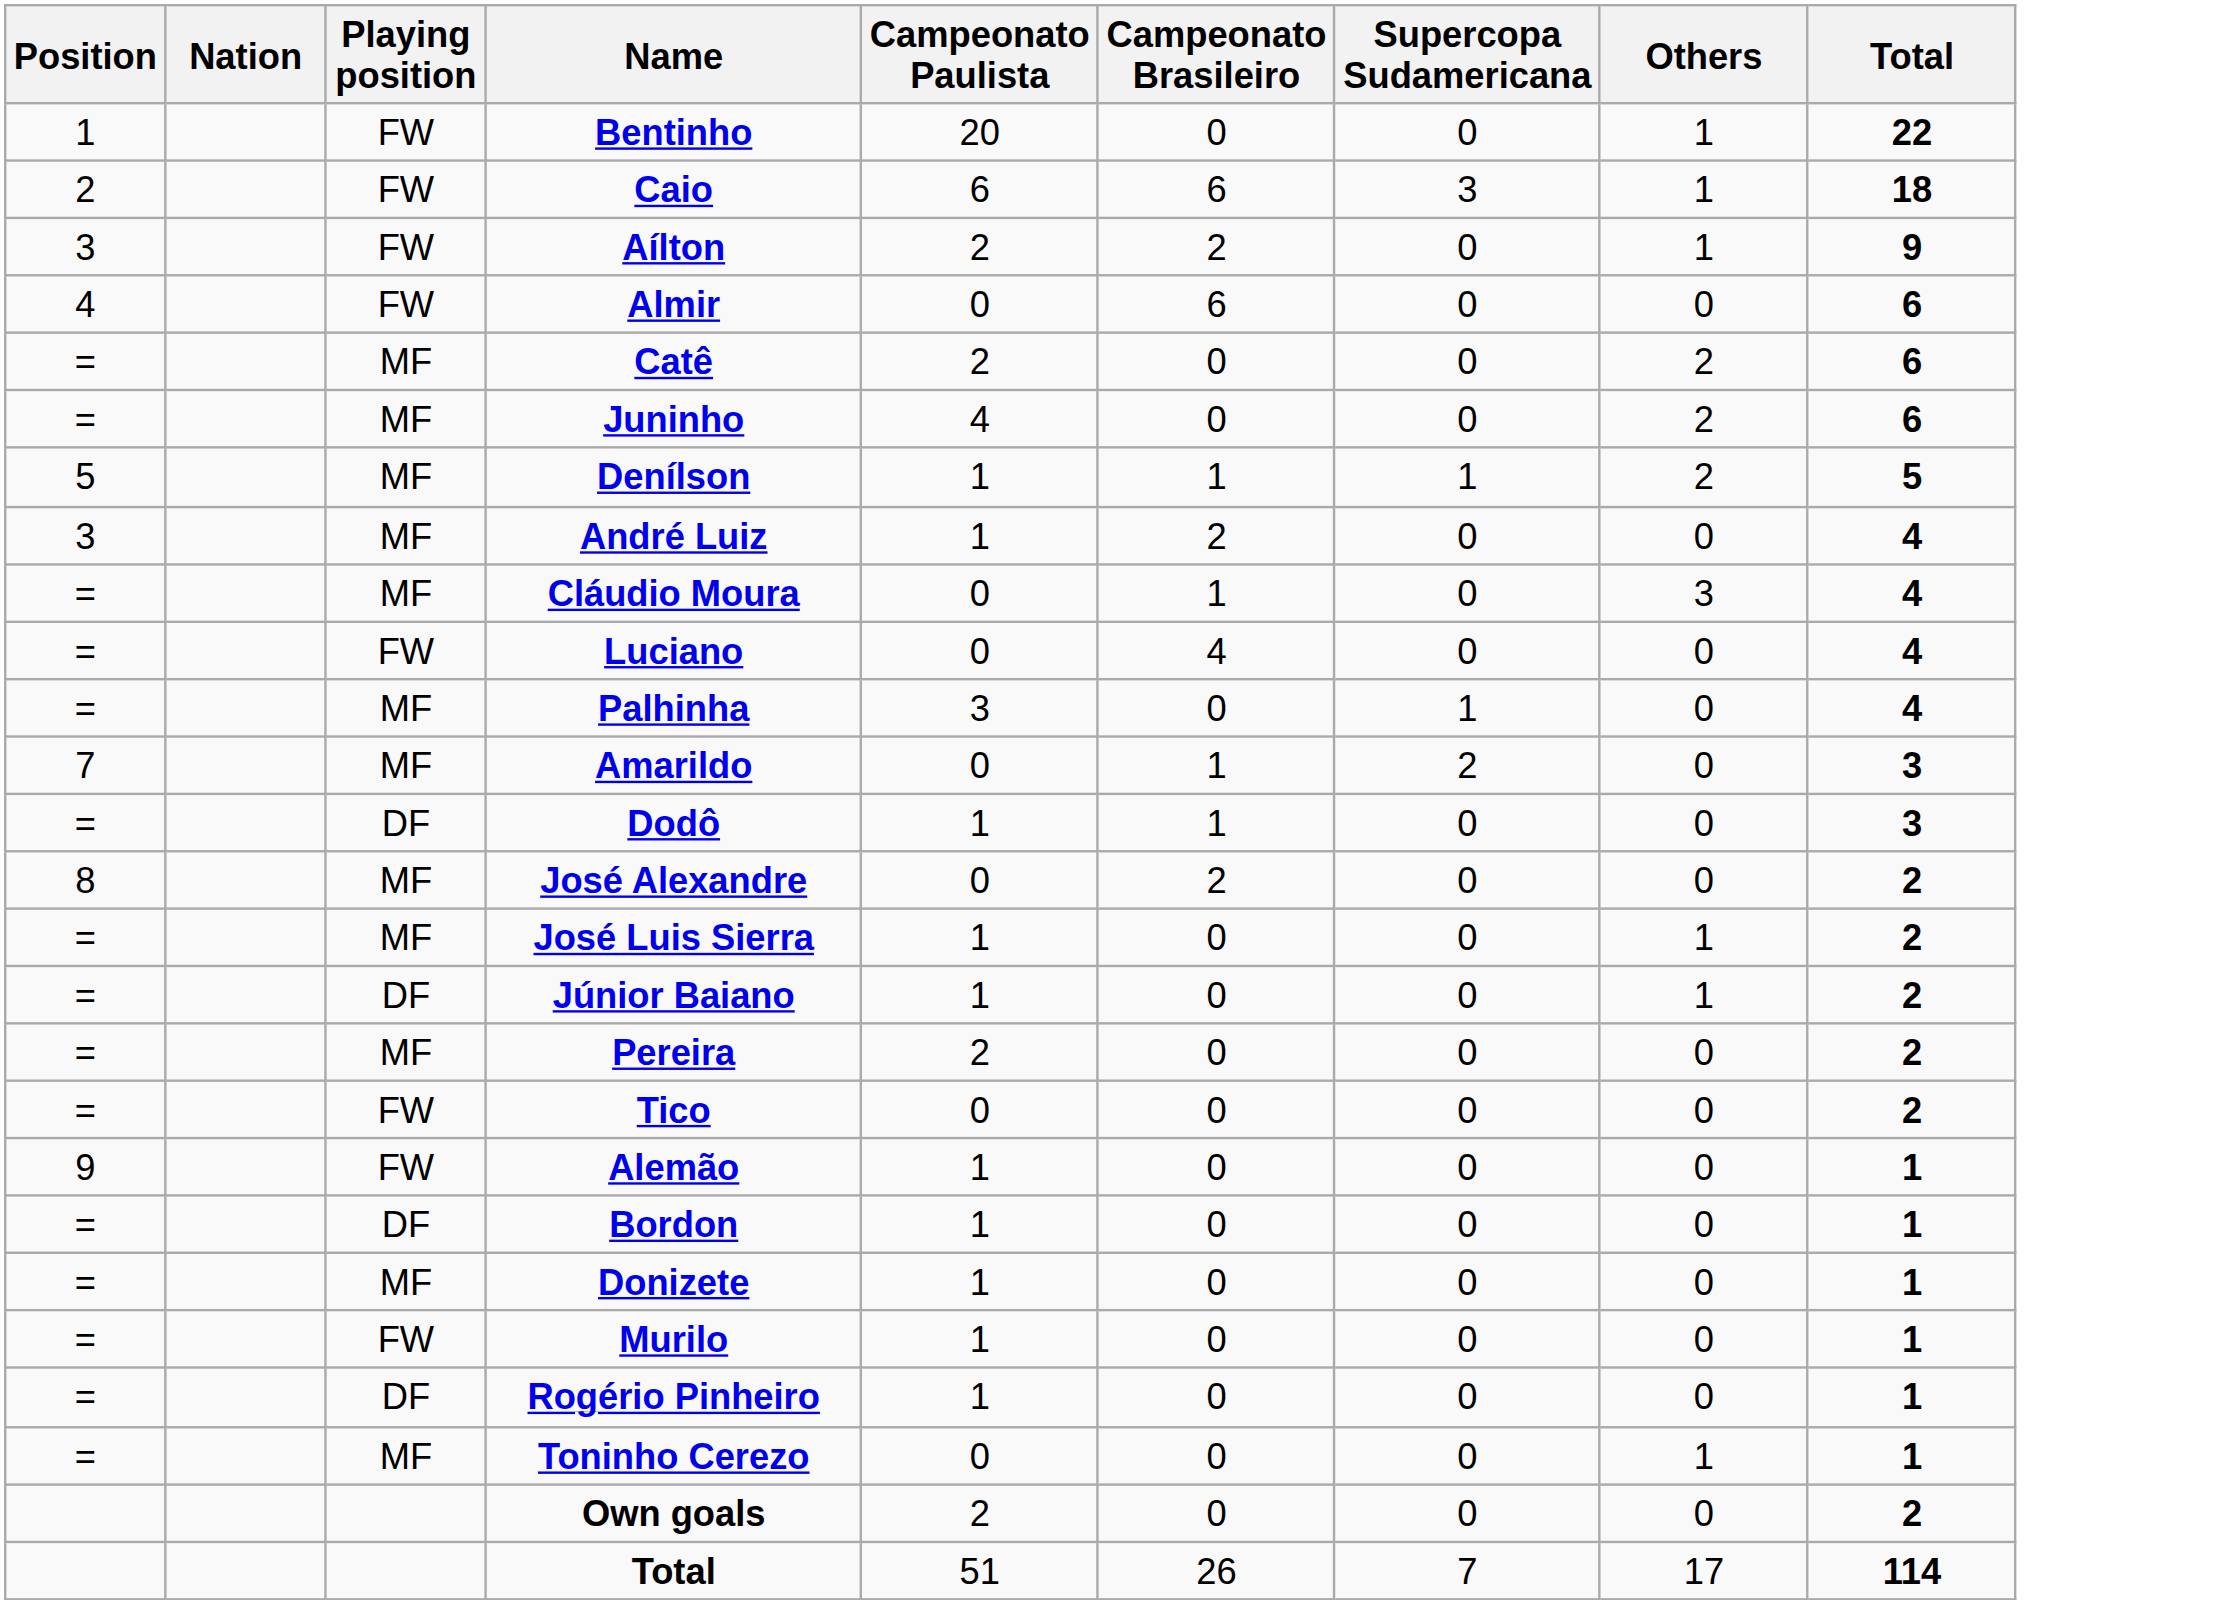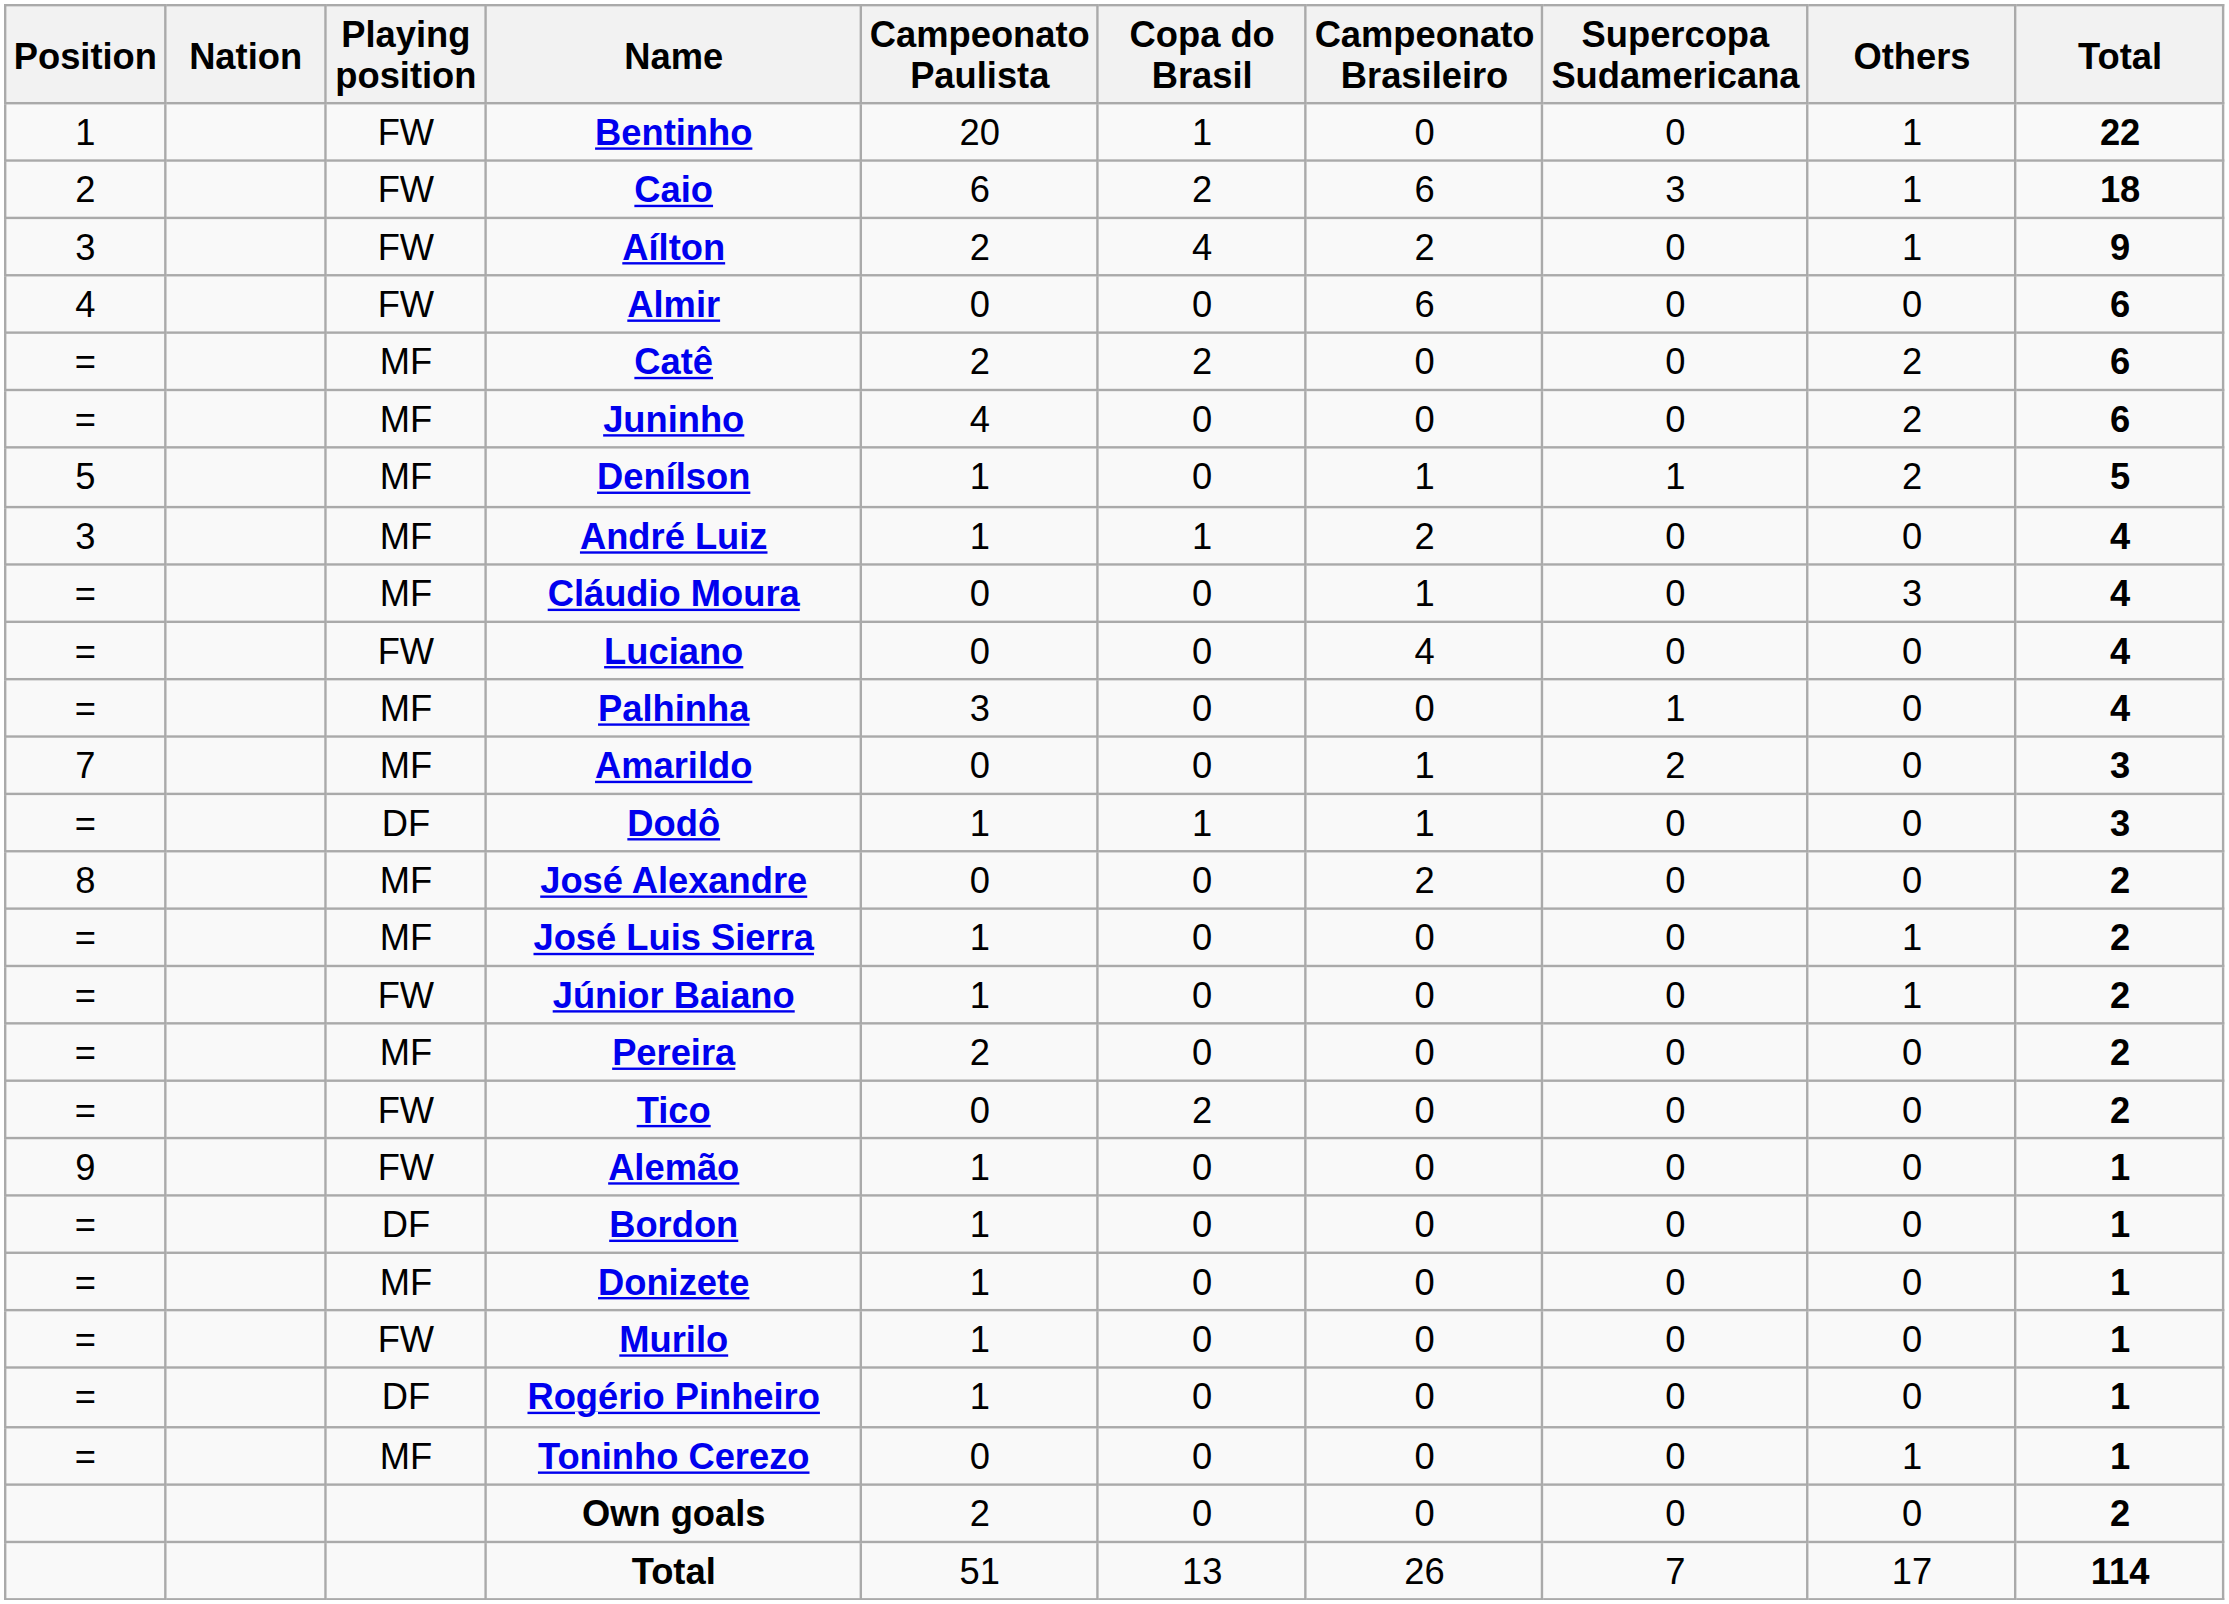+ column: (1202, 54)
(406, 995) DF -> (406, 995) FW
